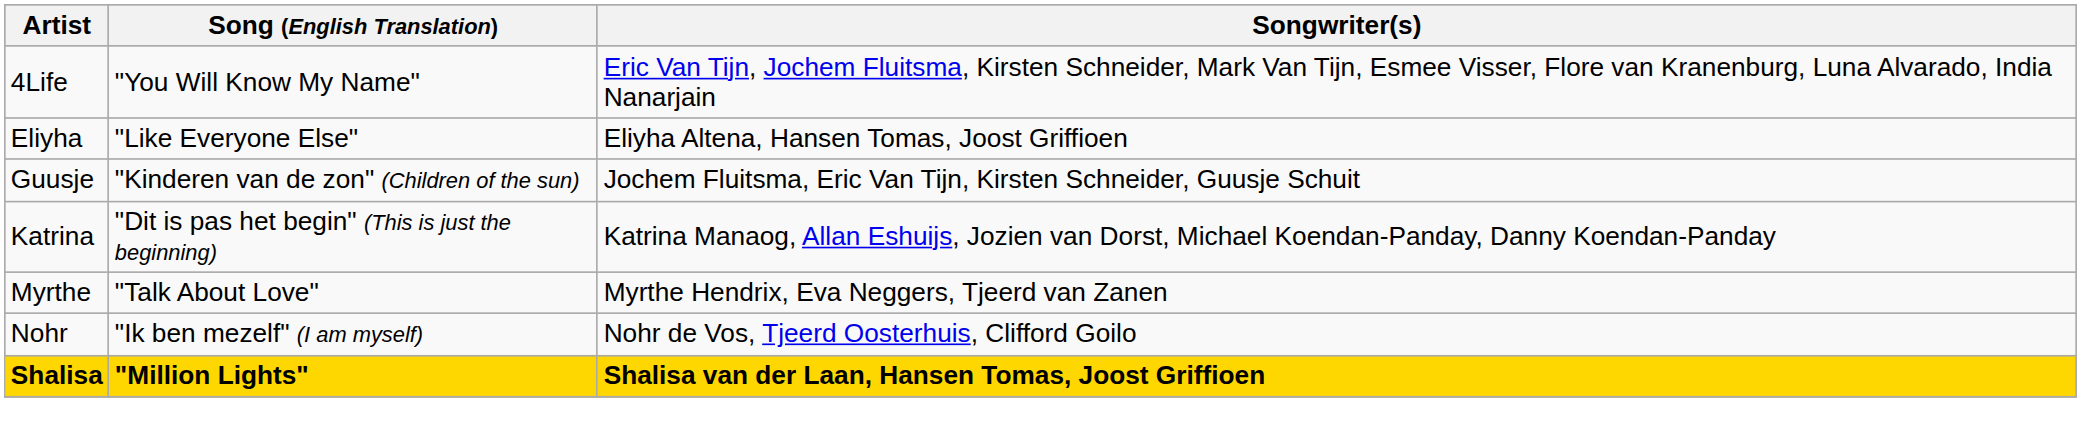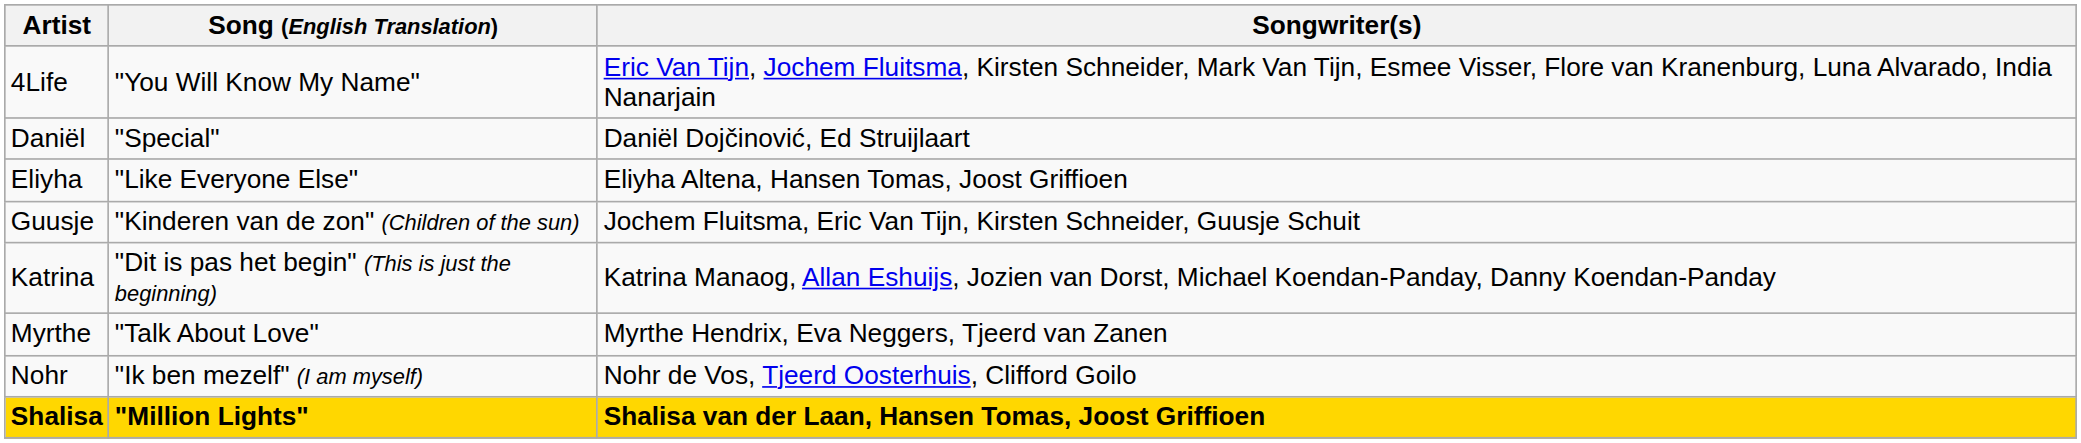+ row: (48, 138)
